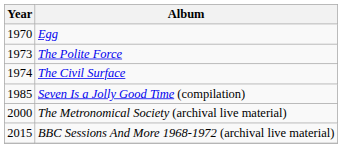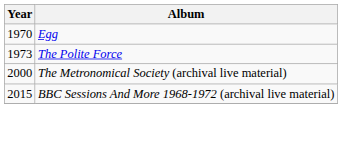- row: (82, 73)
- row: (142, 93)
